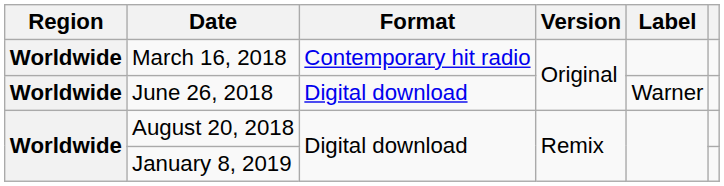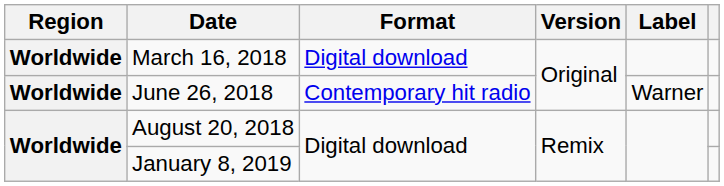(417, 57) Contemporary hit radio -> (386, 57) Digital download
(386, 92) Digital download -> (417, 92) Contemporary hit radio
